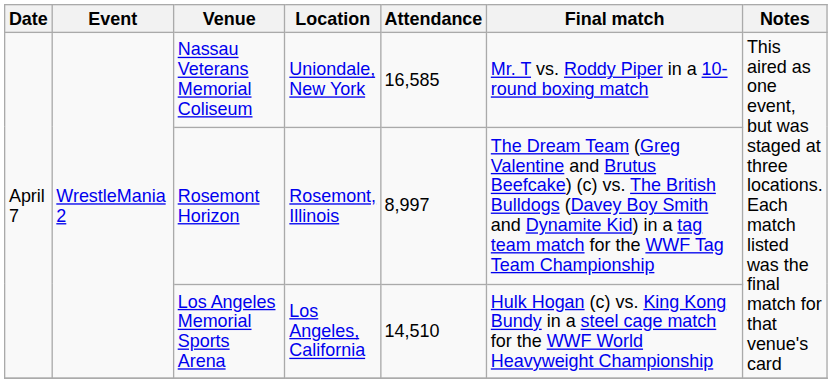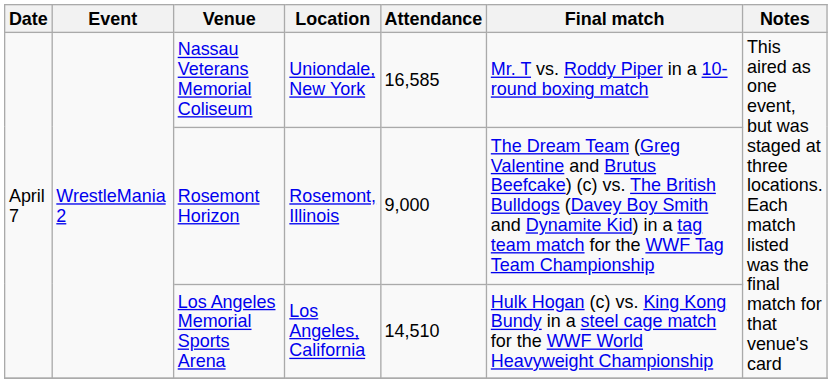(407, 205) 8,997 -> (407, 205) 9,000
